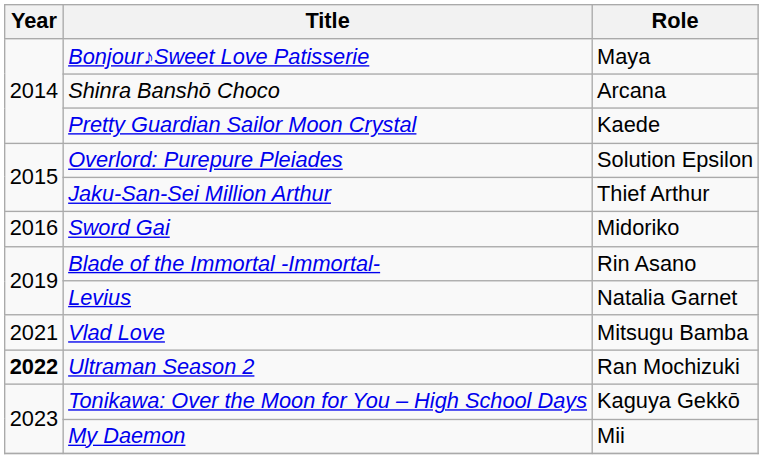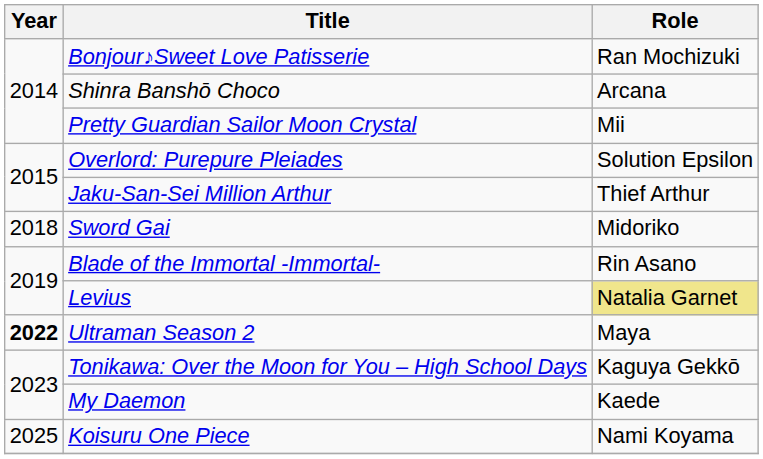(624, 56) Maya -> (668, 56) Ran Mochizuki
(629, 125) Kaede -> (611, 125) Mii
(34, 228) 2016 -> (34, 228) 2018
(667, 297) no background -> (667, 297) khaki background
- row: (117, 332)
(668, 366) Ran Mochizuki -> (624, 332) Maya
(611, 435) Mii -> (629, 401) Kaede
+ row: (159, 435)
